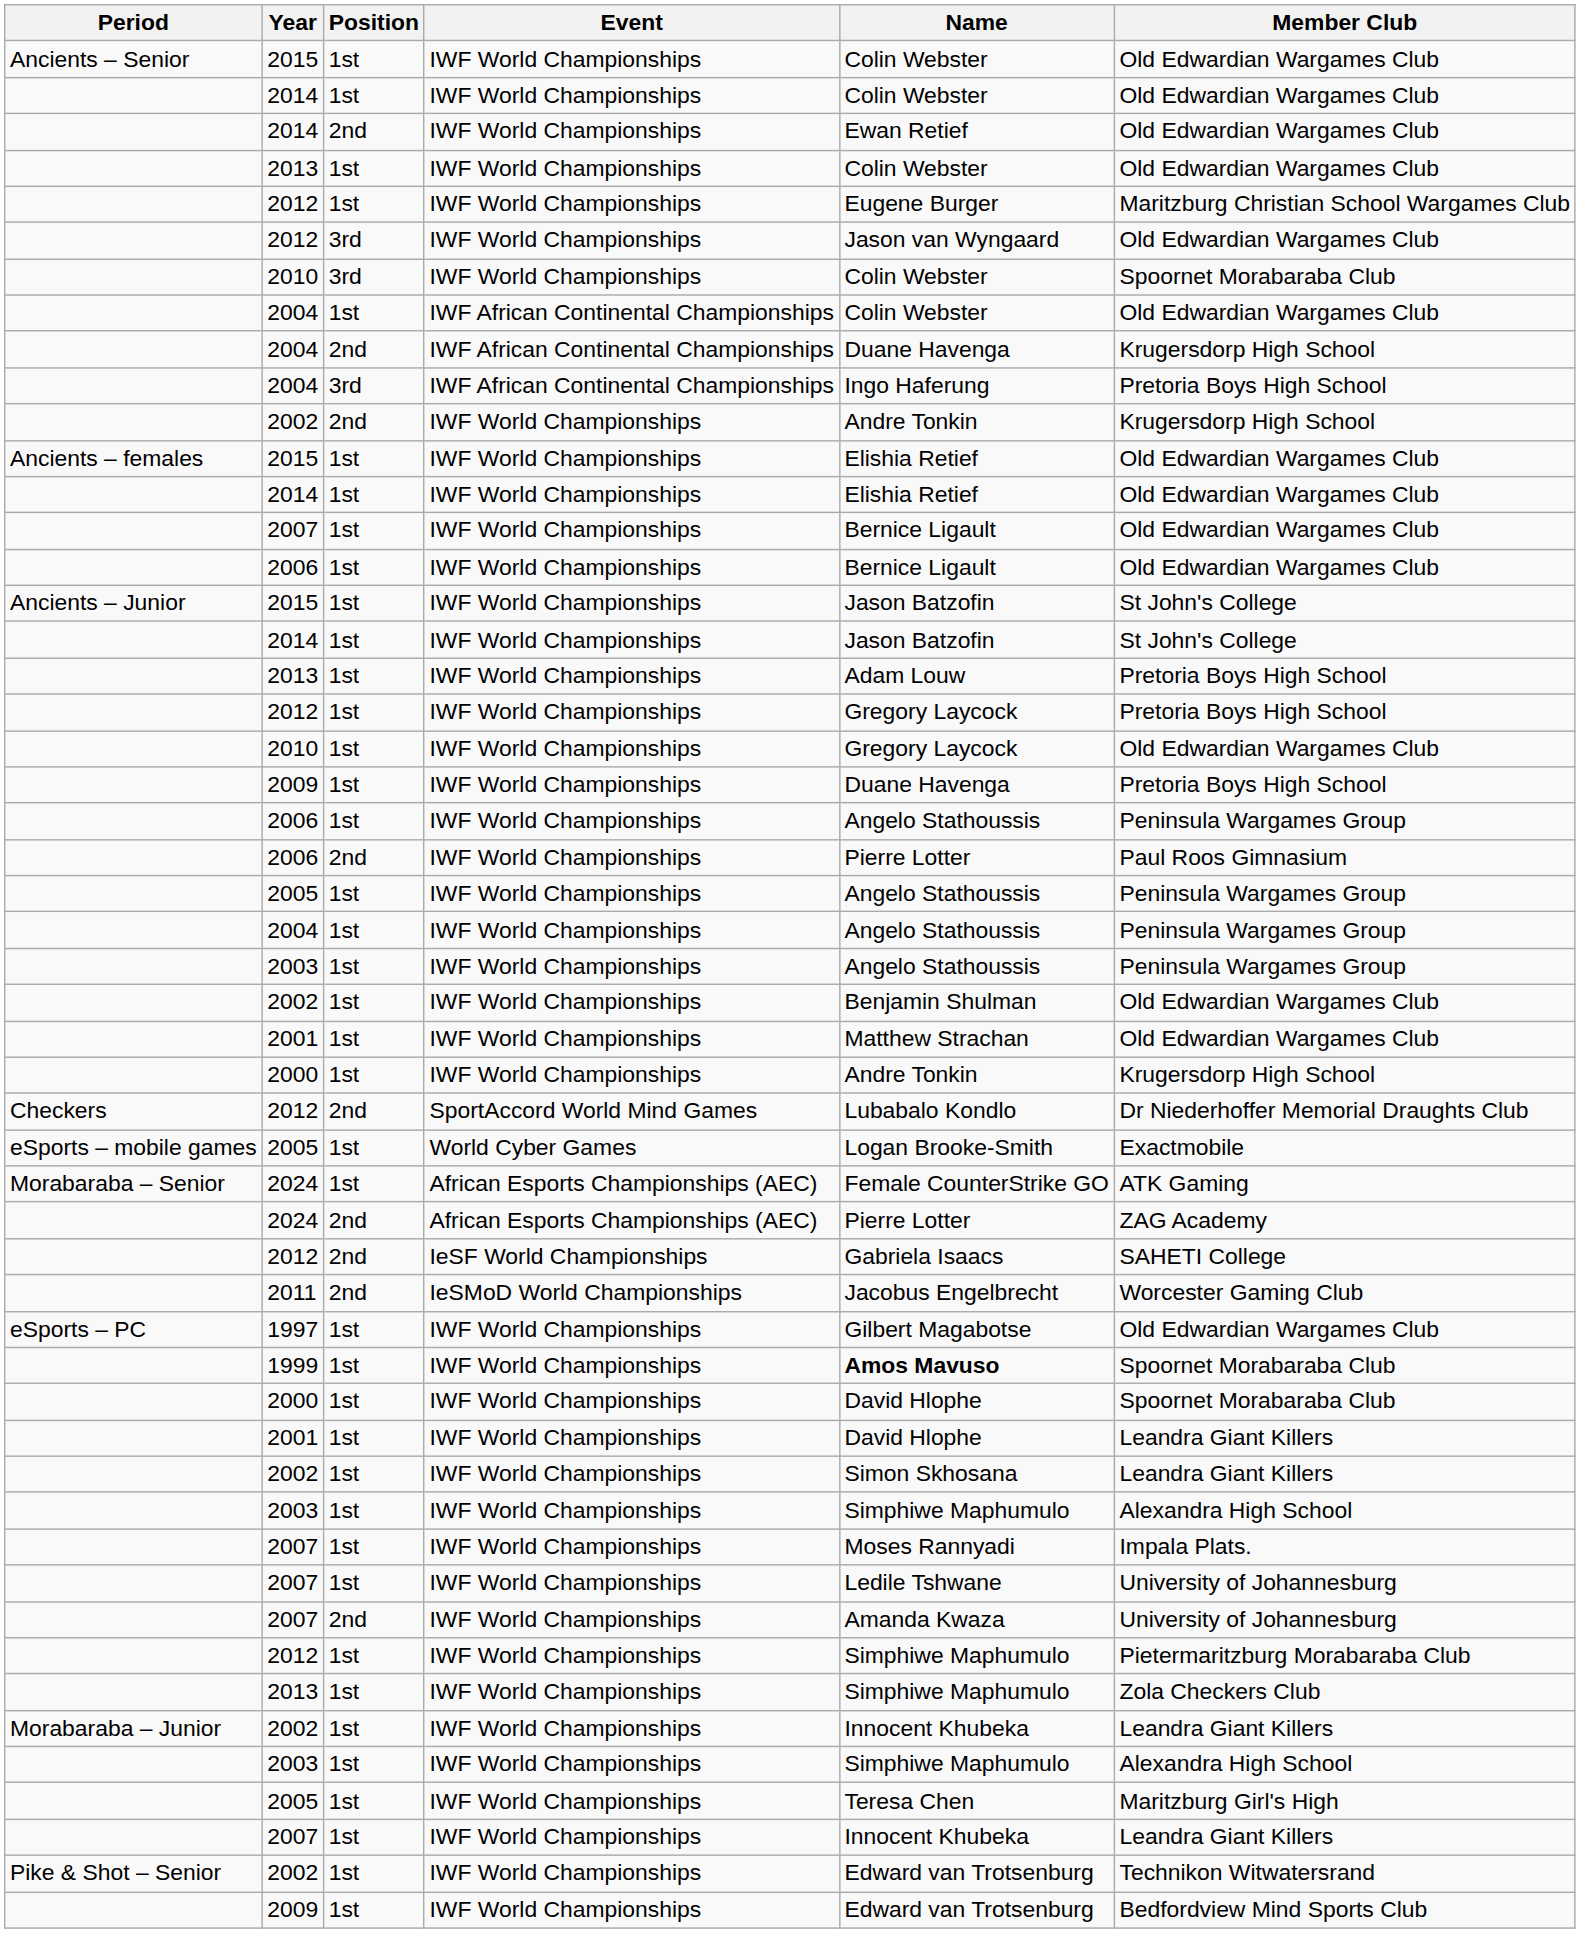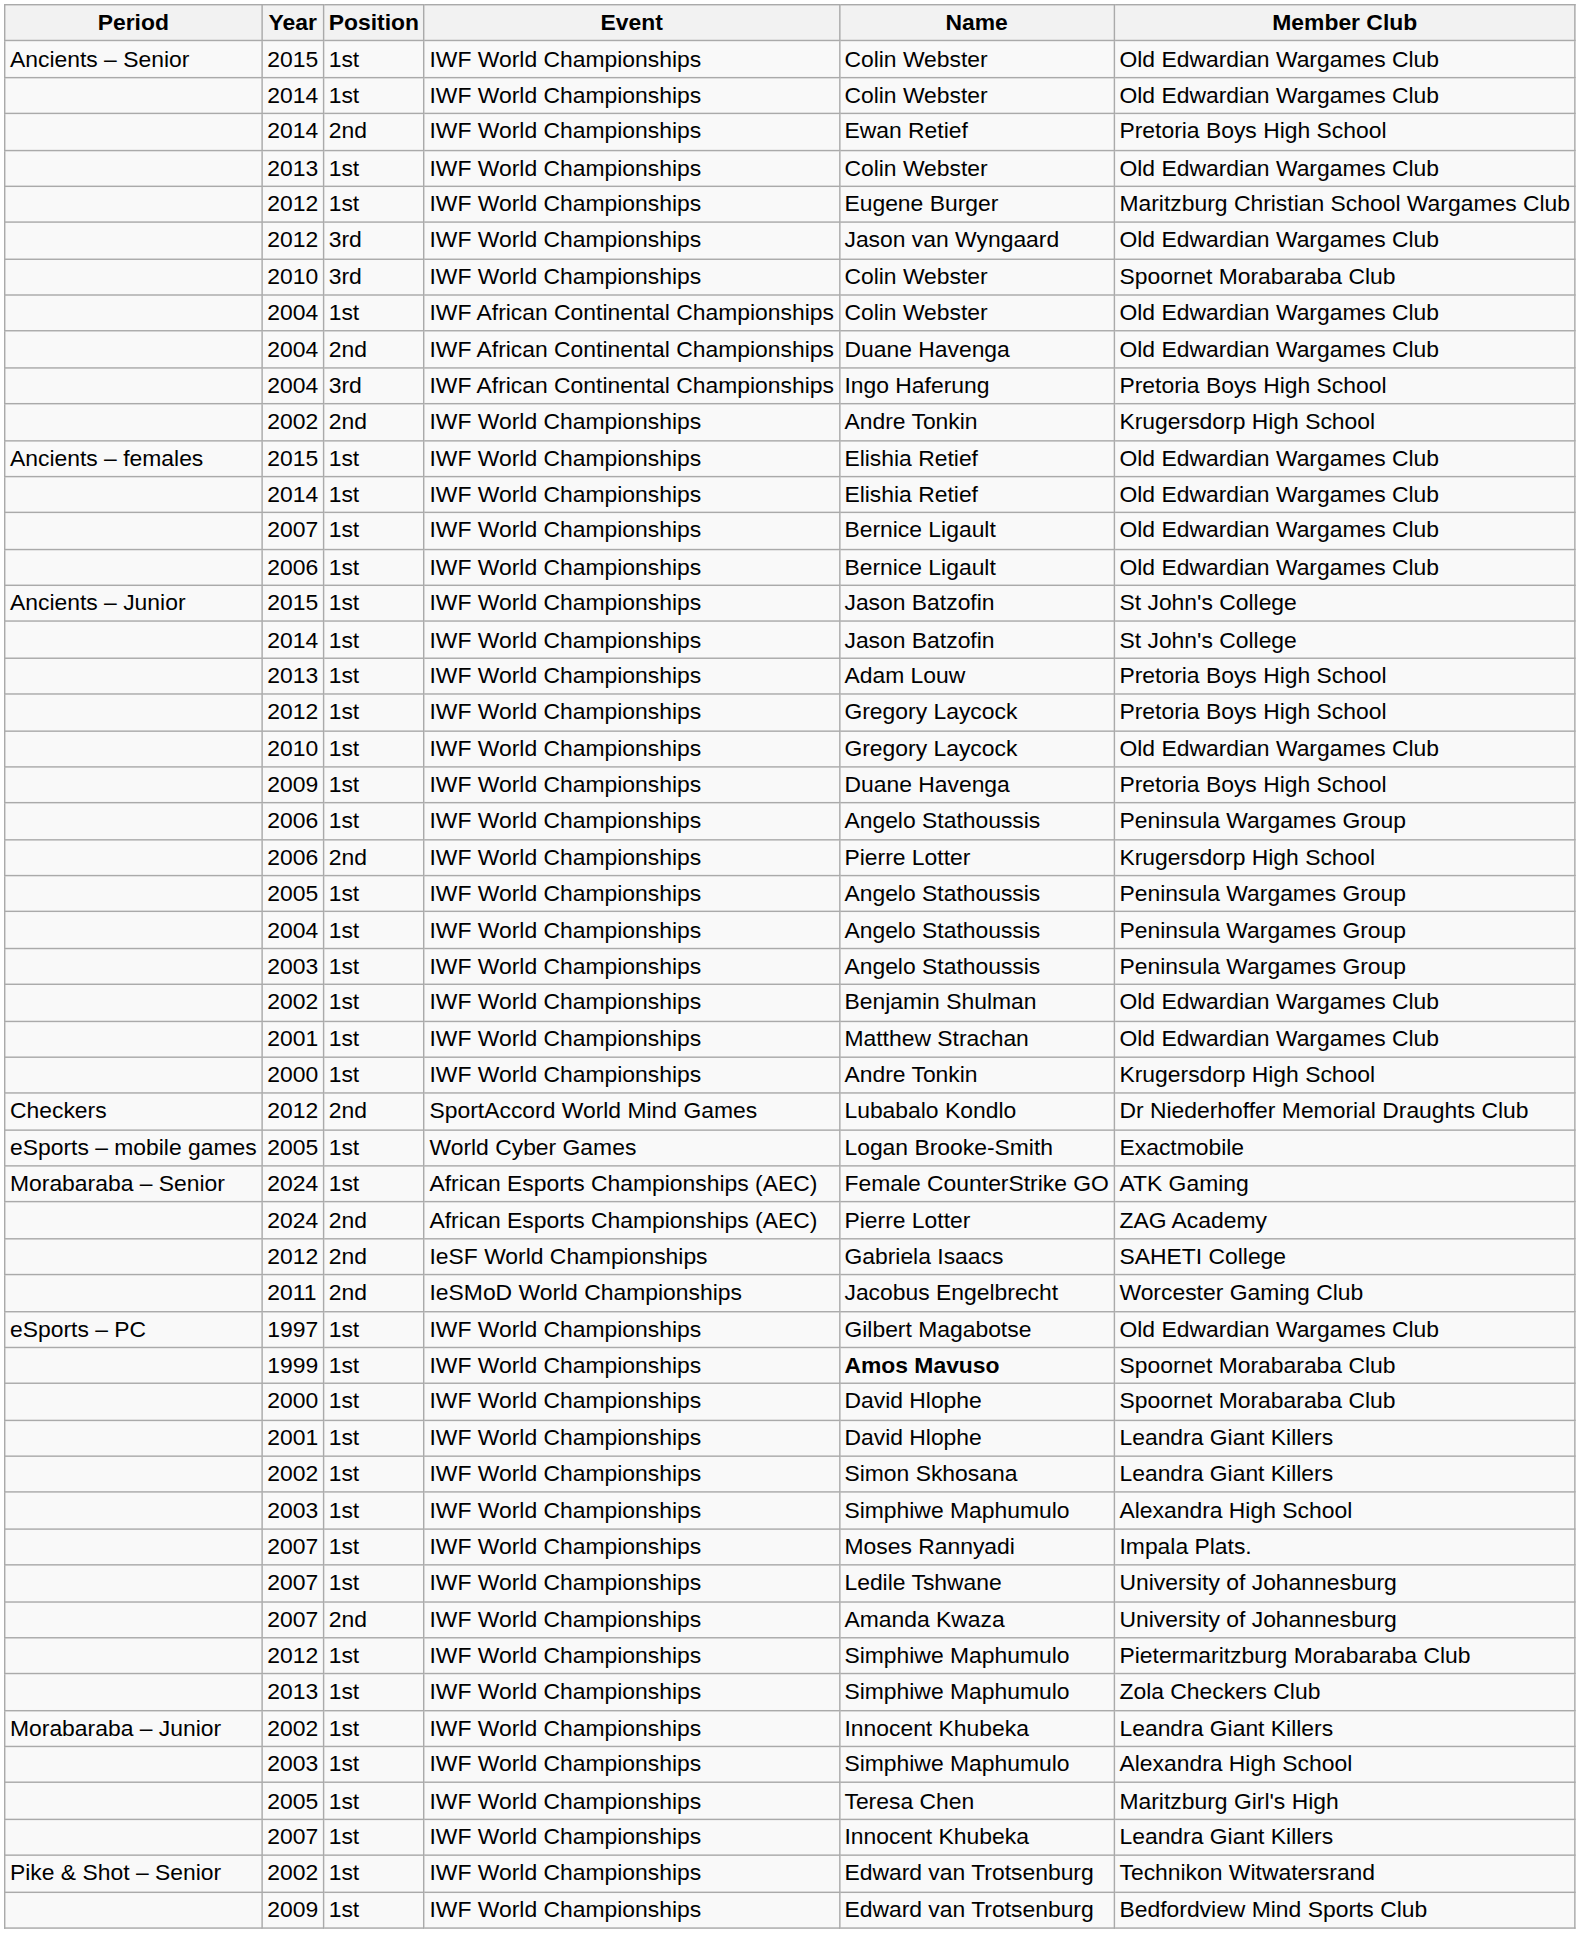(1279, 131) Old Edwardian Wargames Club -> (1253, 131) Pretoria Boys High School
(1247, 349) Krugersdorp High School -> (1279, 349) Old Edwardian Wargames Club
(1233, 857) Paul Roos Gimnasium -> (1247, 857) Krugersdorp High School
